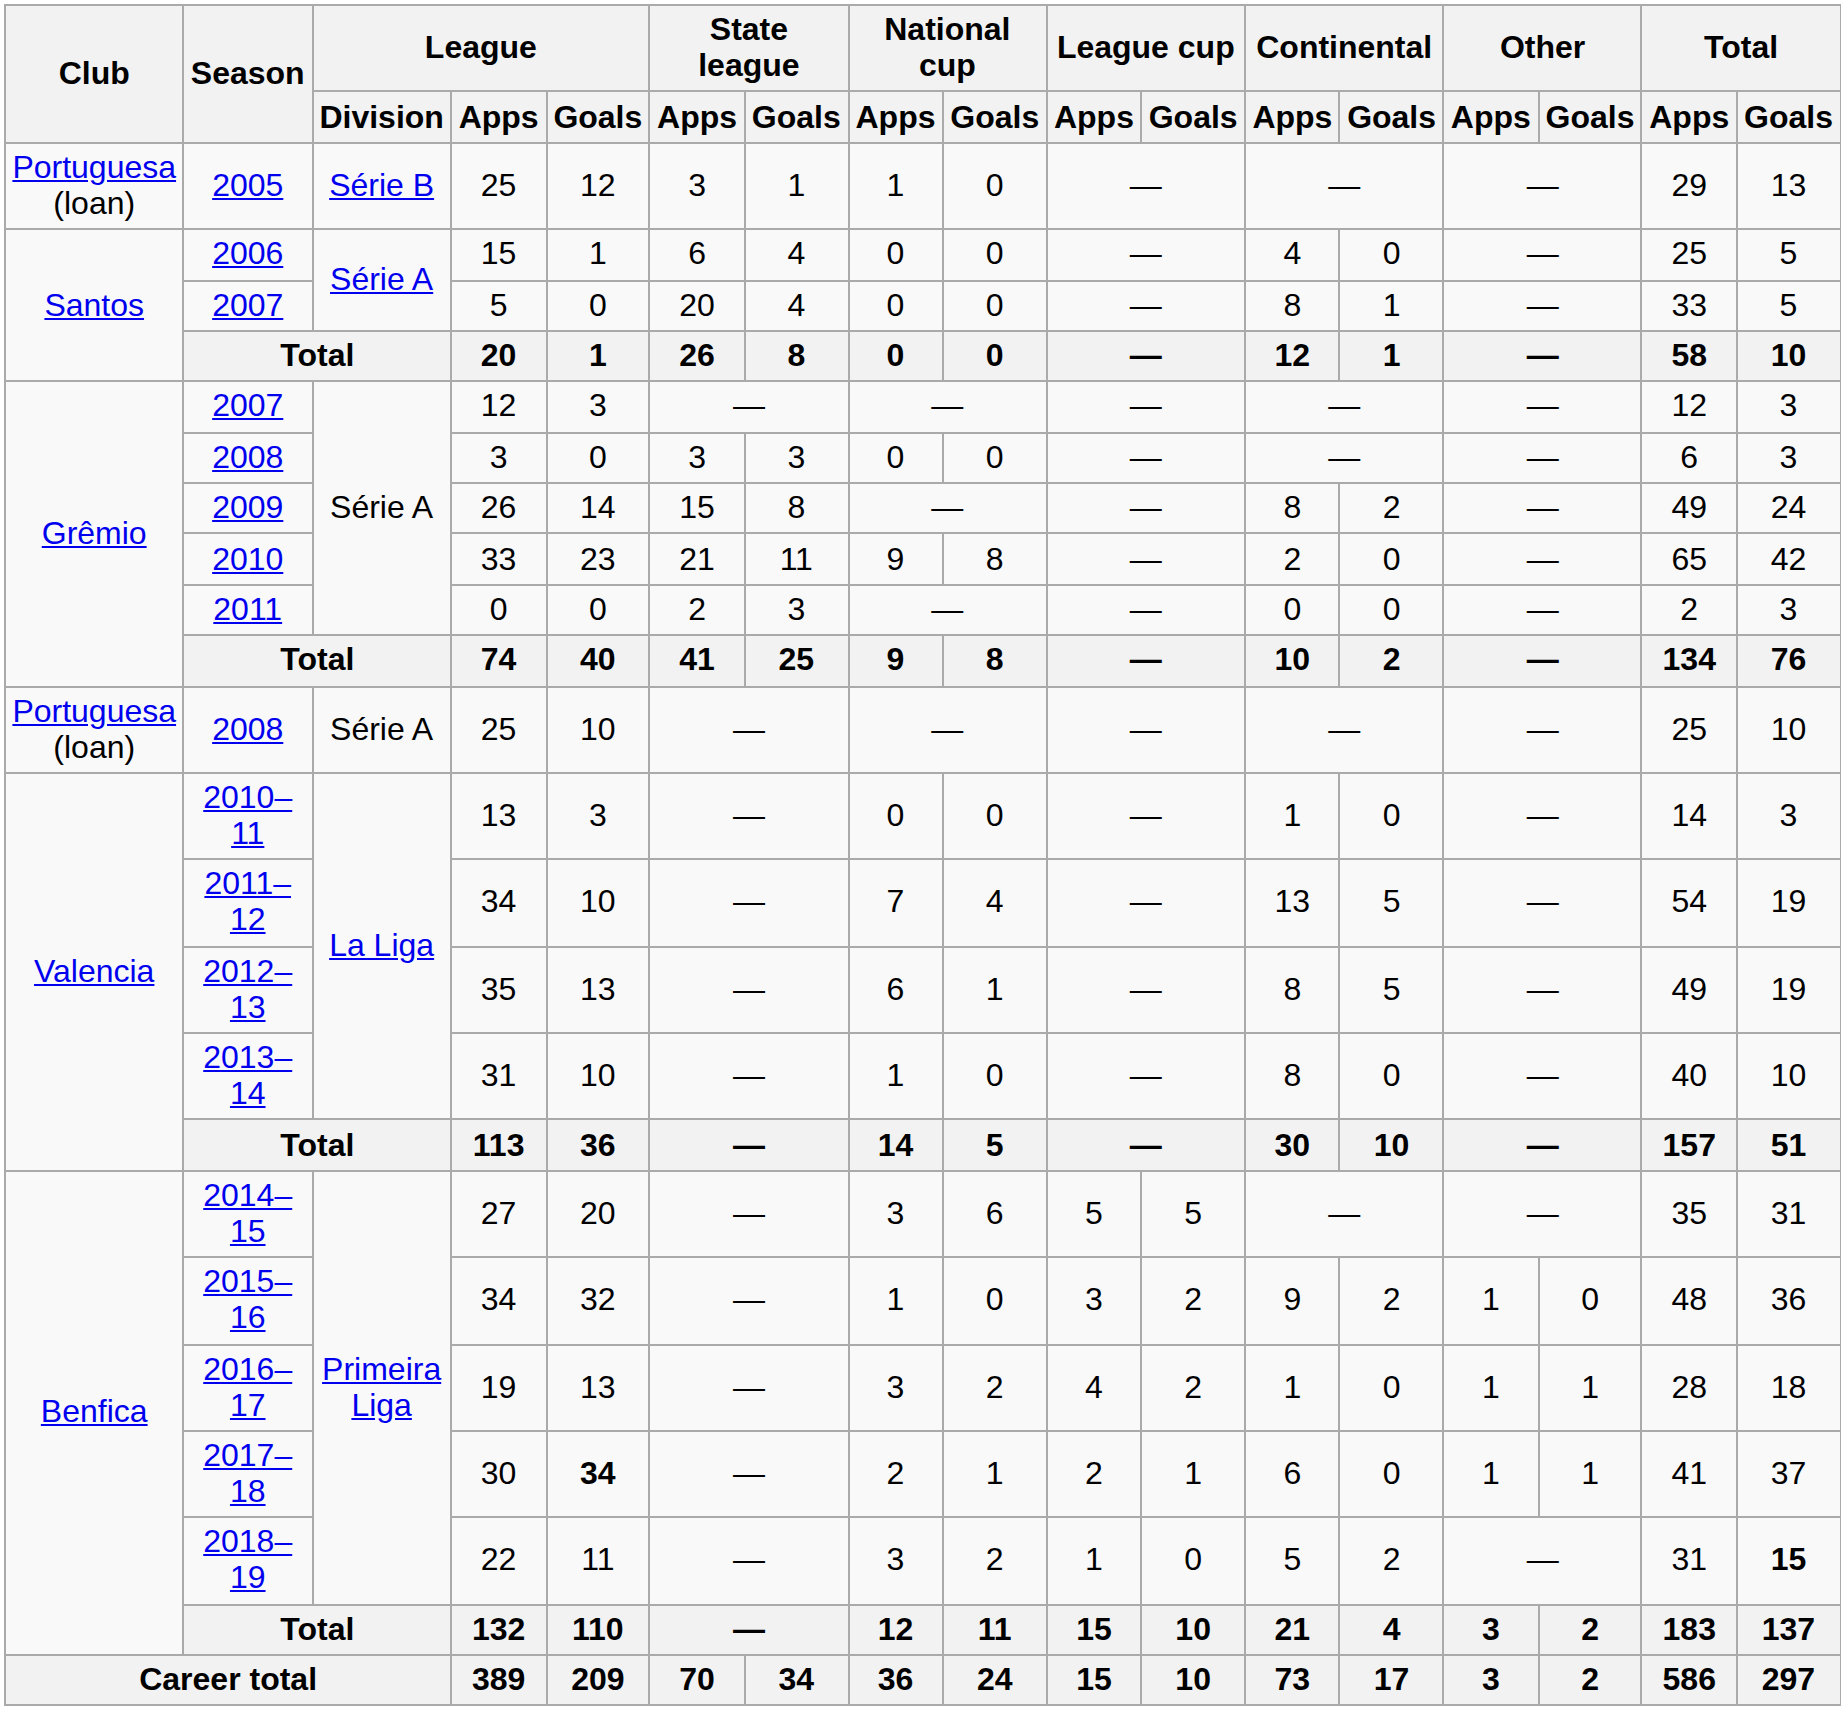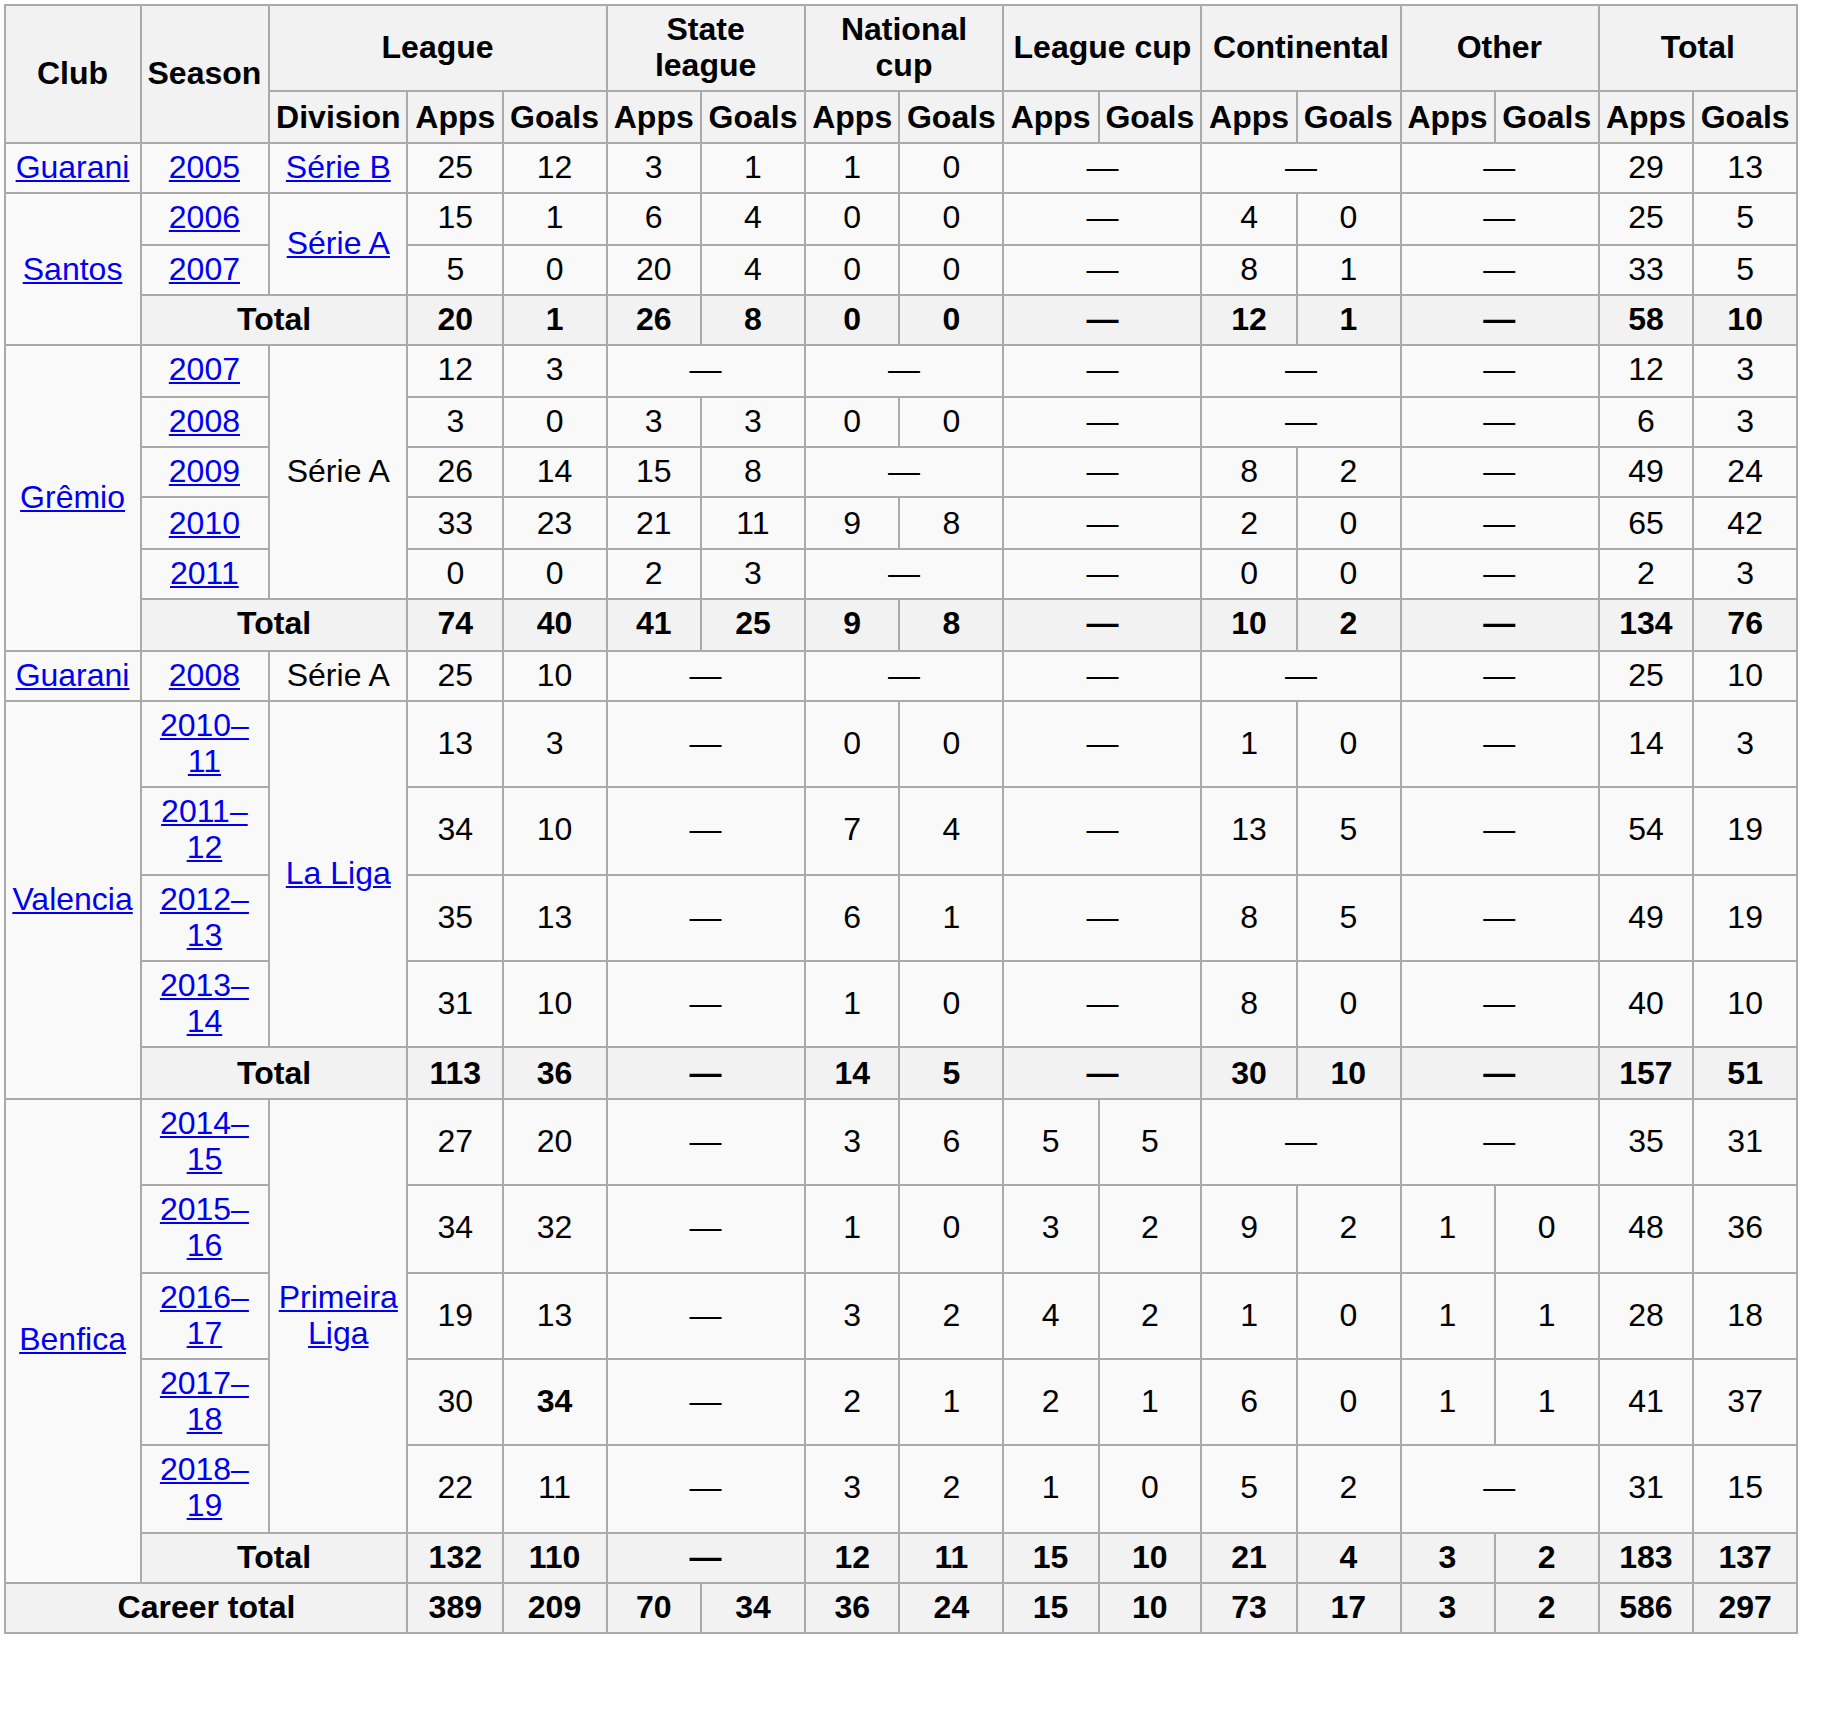(94, 185) Portuguesa (loan) -> (73, 167) Guarani
(94, 728) Portuguesa (loan) -> (73, 674) Guarani
(1788, 1560) bold -> (1745, 1488) normal
